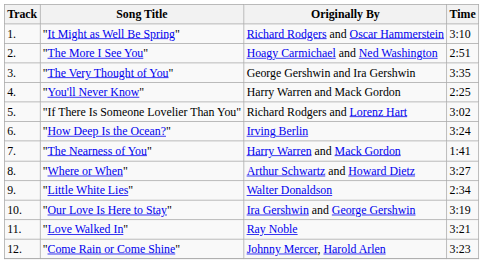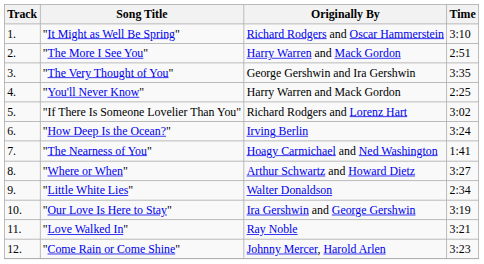(342, 53) Hoagy Carmichael and Ned Washington -> (324, 53) Harry Warren and Mack Gordon
(324, 151) Harry Warren and Mack Gordon -> (342, 151) Hoagy Carmichael and Ned Washington
